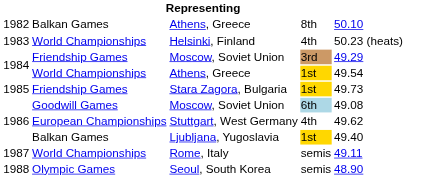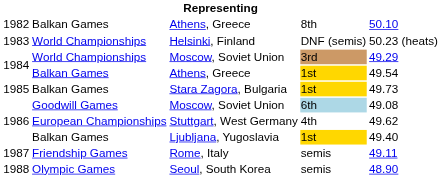(309, 41) 4th -> (333, 41) DNF (semis)
(80, 57) Friendship Games -> (89, 57) World Championships
(89, 73) World Championships -> (70, 73) Balkan Games
(80, 89) Friendship Games -> (70, 89) Balkan Games
(89, 153) World Championships -> (80, 153) Friendship Games
